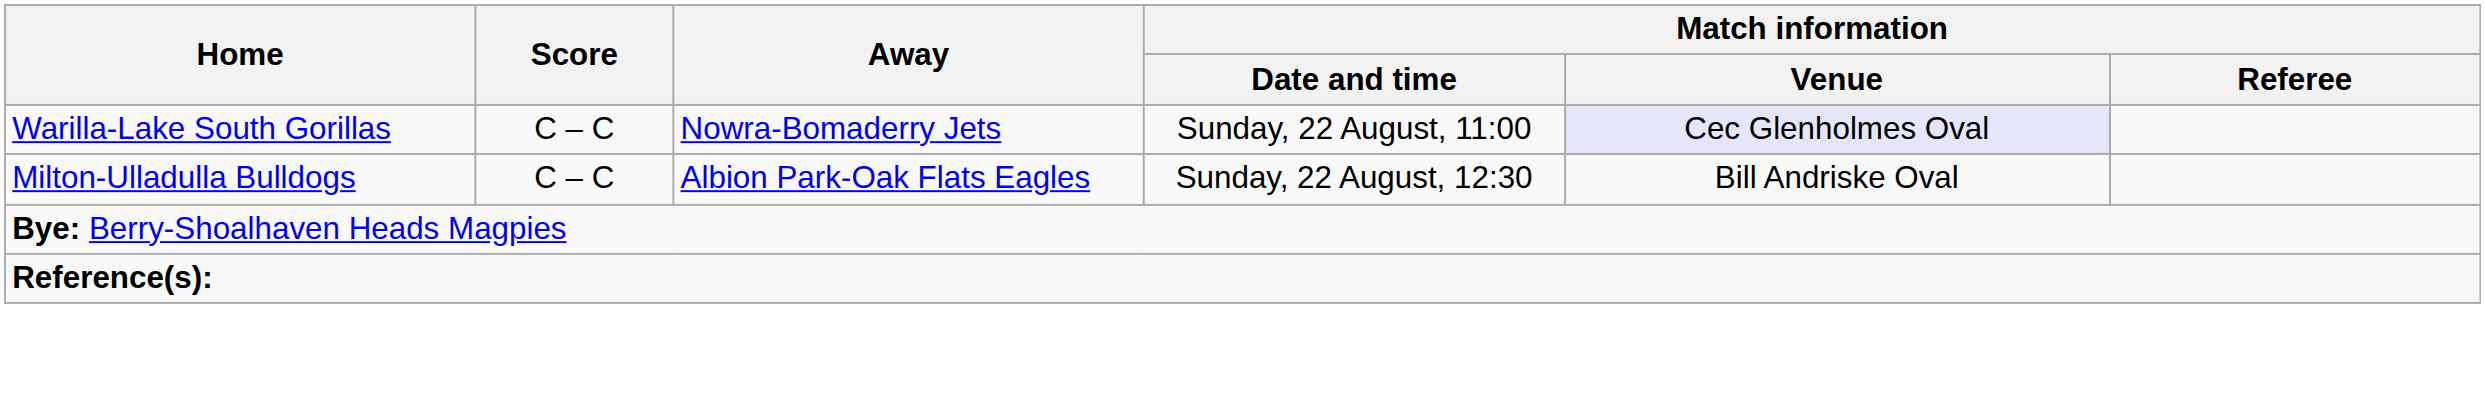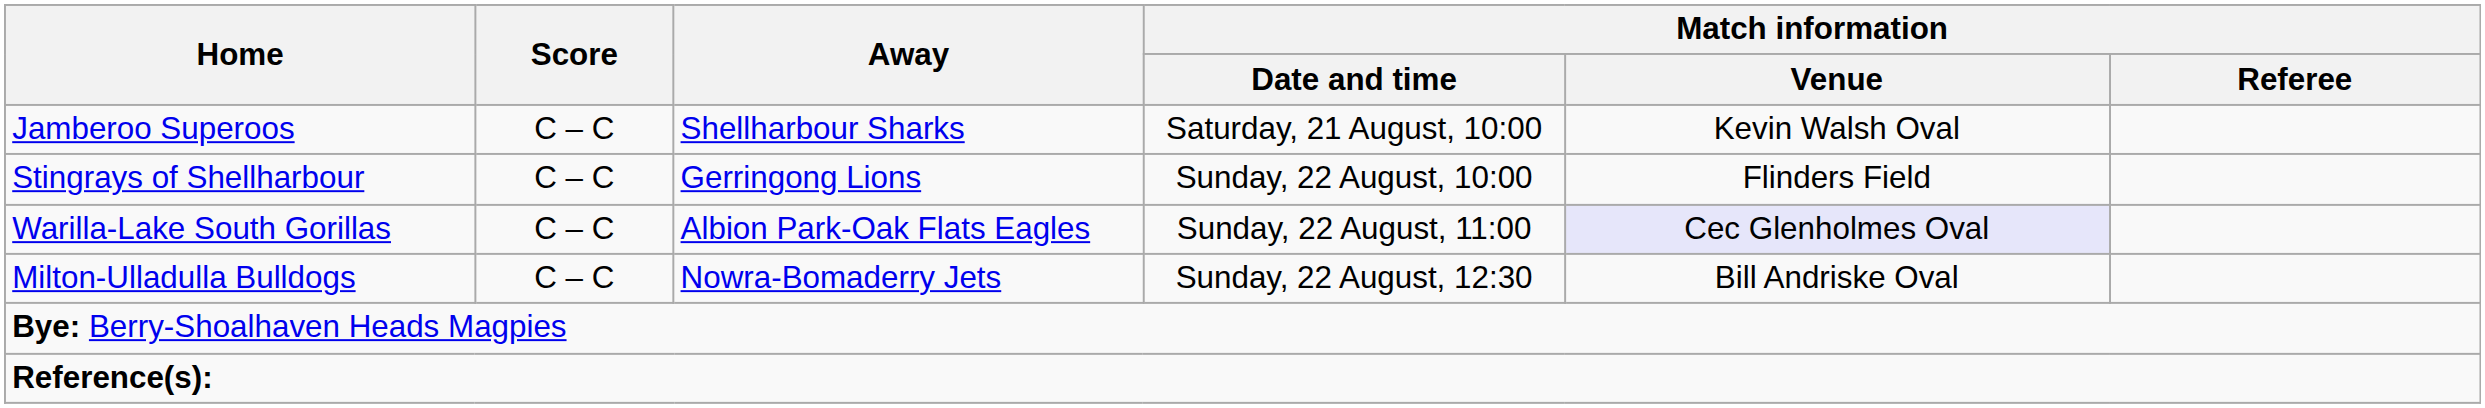+ row: (153, 128)
+ row: (188, 178)
(841, 128) Nowra-Bomaderry Jets -> (885, 228) Albion Park-Oak Flats Eagles
(885, 178) Albion Park-Oak Flats Eagles -> (841, 278) Nowra-Bomaderry Jets
